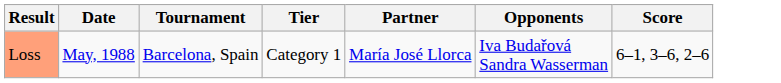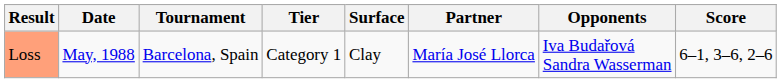+ column: (377, 17)
